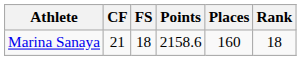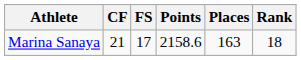(144, 42) 18 -> (144, 42) 17
(229, 42) 160 -> (229, 42) 163
